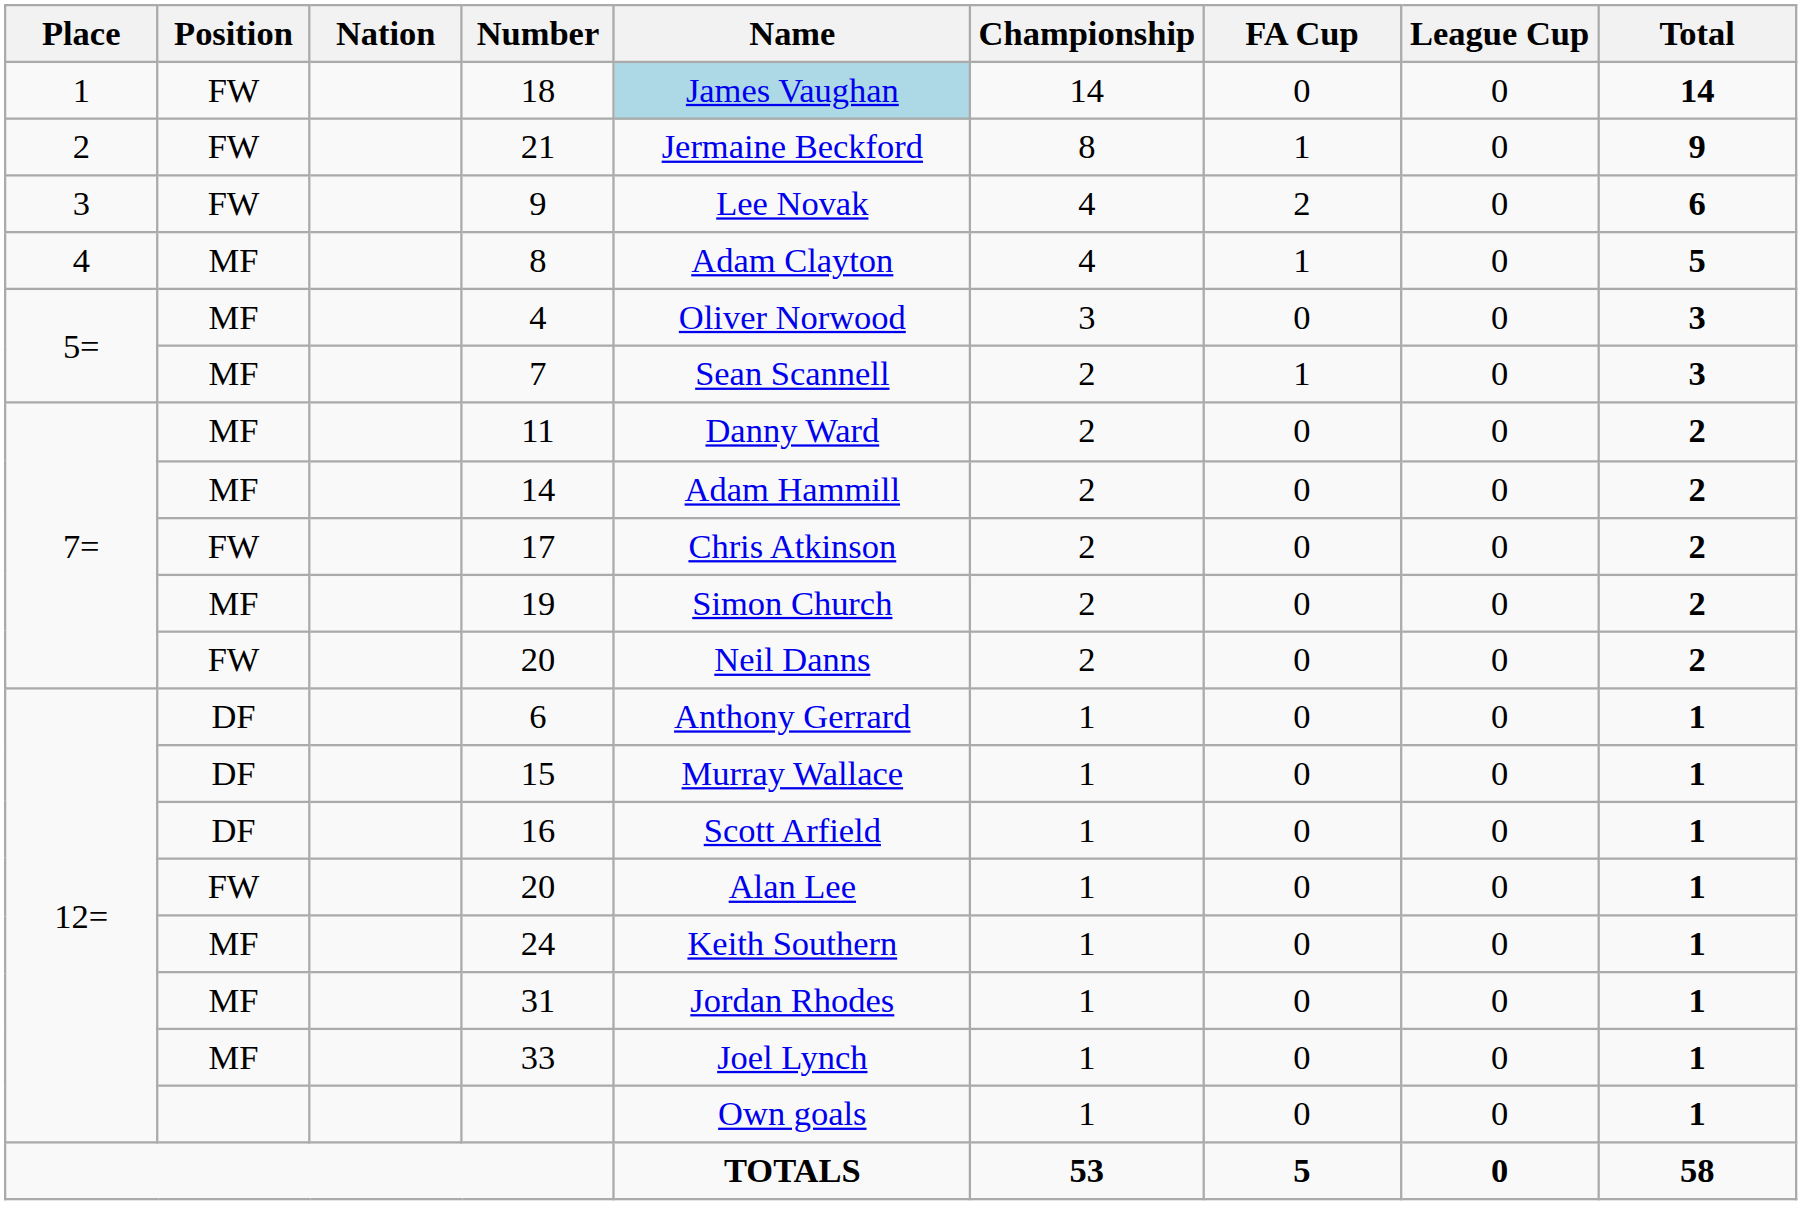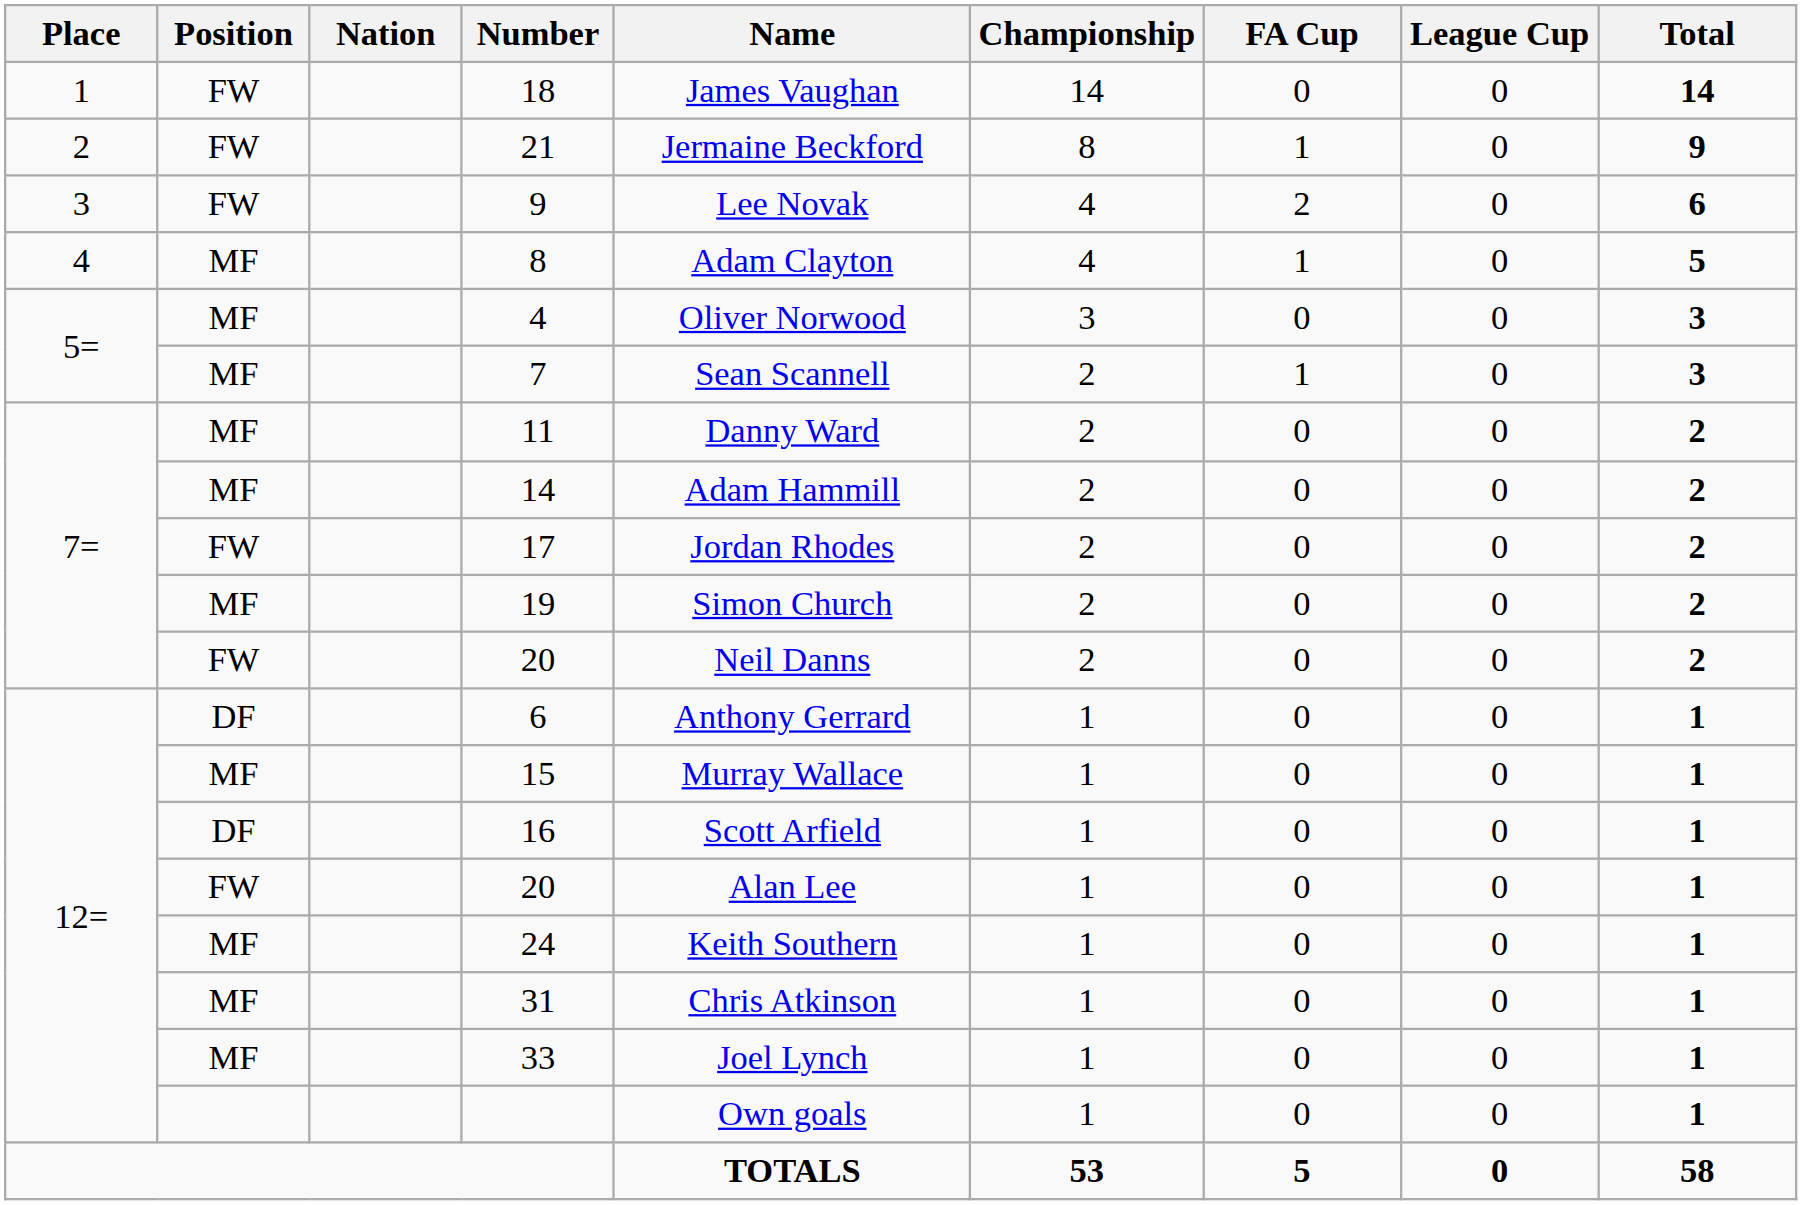(792, 90) lightblue background -> (792, 90) no background
(792, 545) Chris Atkinson -> (792, 545) Jordan Rhodes
(233, 772) DF -> (233, 772) MF
(792, 1000) Jordan Rhodes -> (792, 1000) Chris Atkinson
